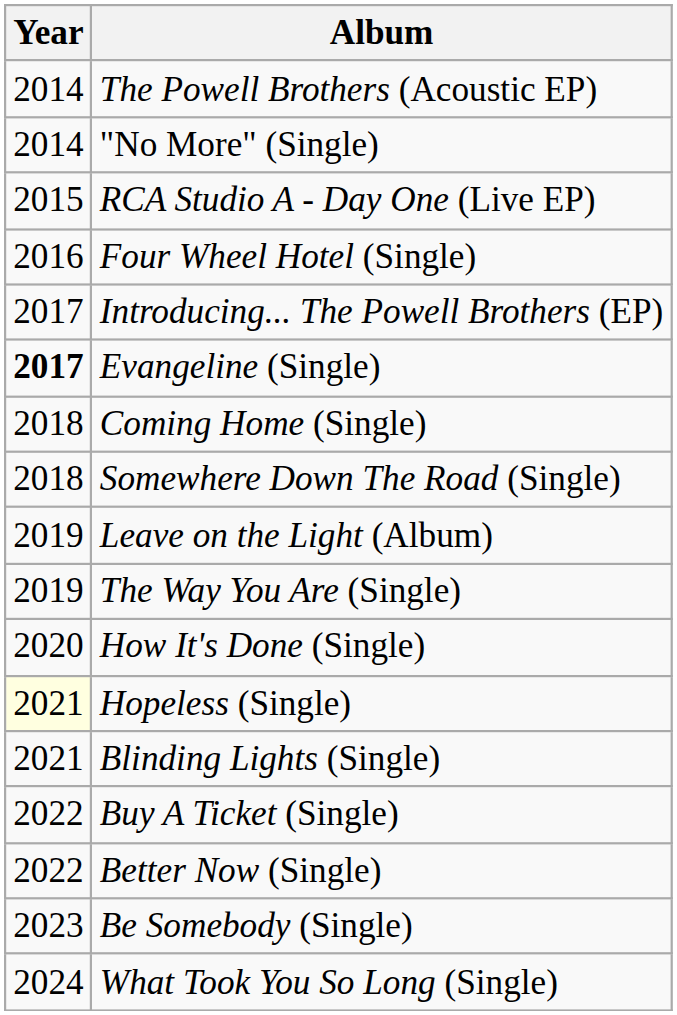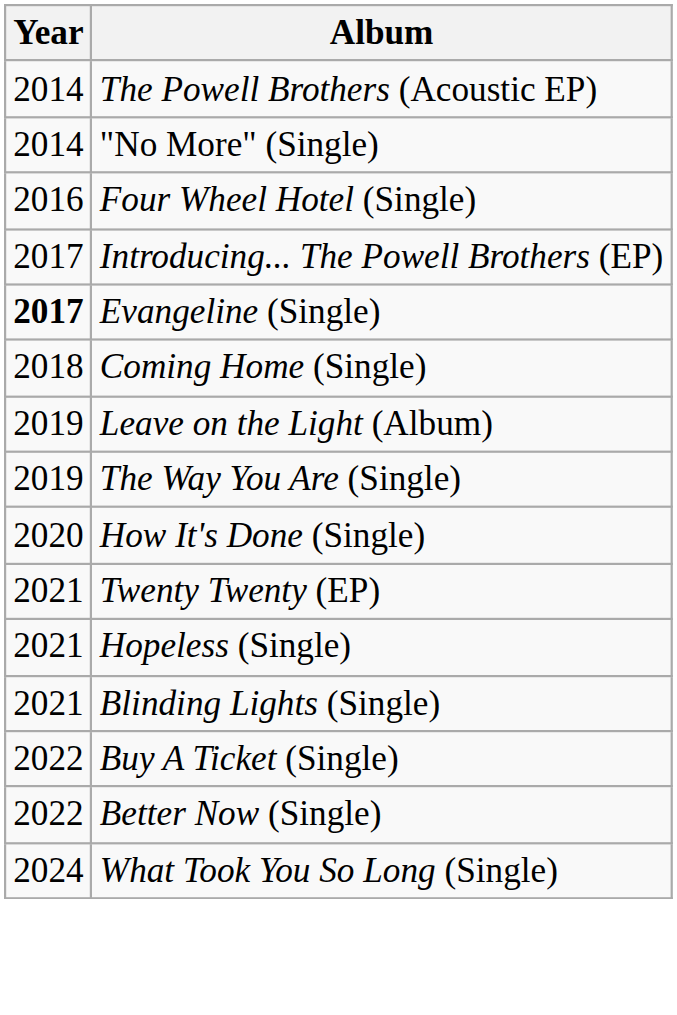- row: (348, 199)
- row: (360, 479)
+ row: (240, 590)
(48, 702) lightyellow background -> (48, 646) no background
- row: (256, 925)
